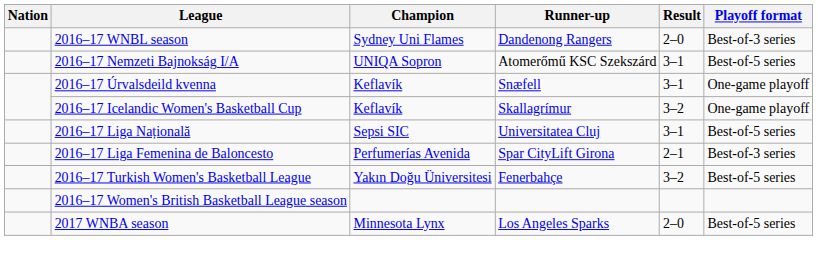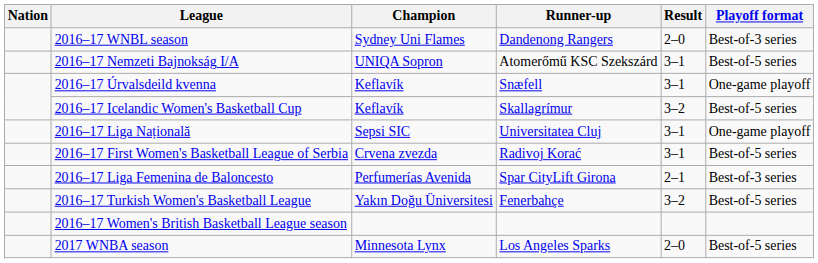(758, 108) One-game playoff -> (753, 108) Best-of-5 series
(751, 131) Best-of-5 series -> (760, 131) One-game playoff
+ row: (201, 154)
